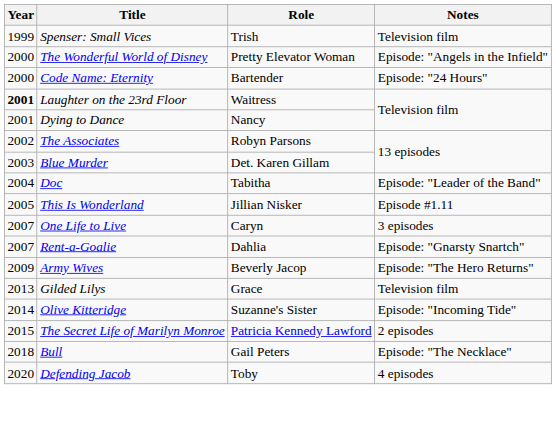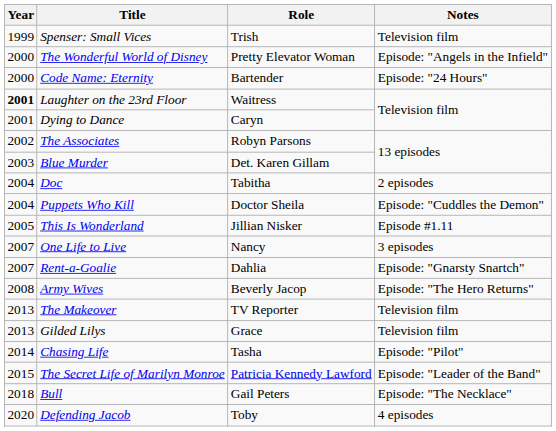(248, 120) Nancy -> (247, 120) Caryn
(459, 183) Episode: "Leader of the Band" -> (406, 183) 2 episodes
+ row: (87, 204)
(247, 225) Caryn -> (248, 246) Nancy
(21, 267) 2009 -> (21, 288) 2008
+ row: (78, 309)
+ row: (74, 352)
- row: (83, 309)
(406, 330) 2 episodes -> (459, 373) Episode: "Leader of the Band"
